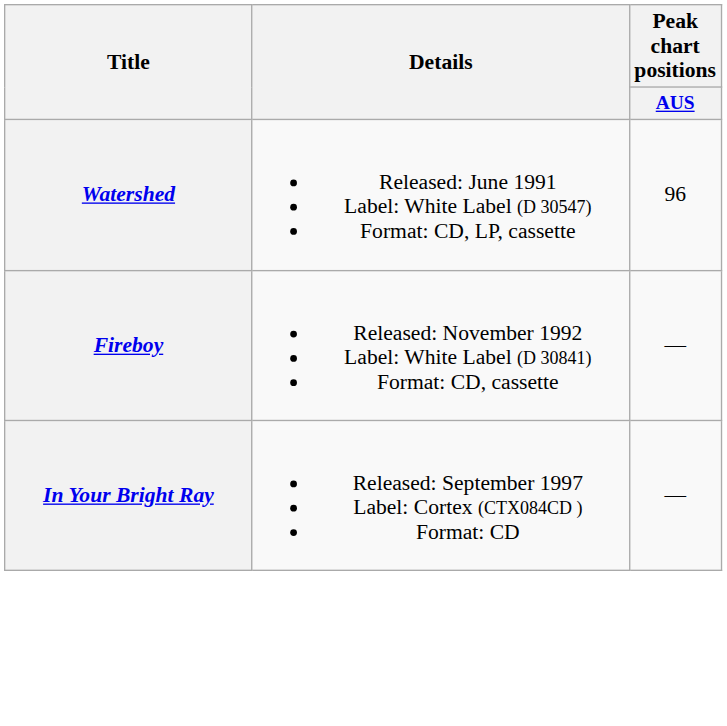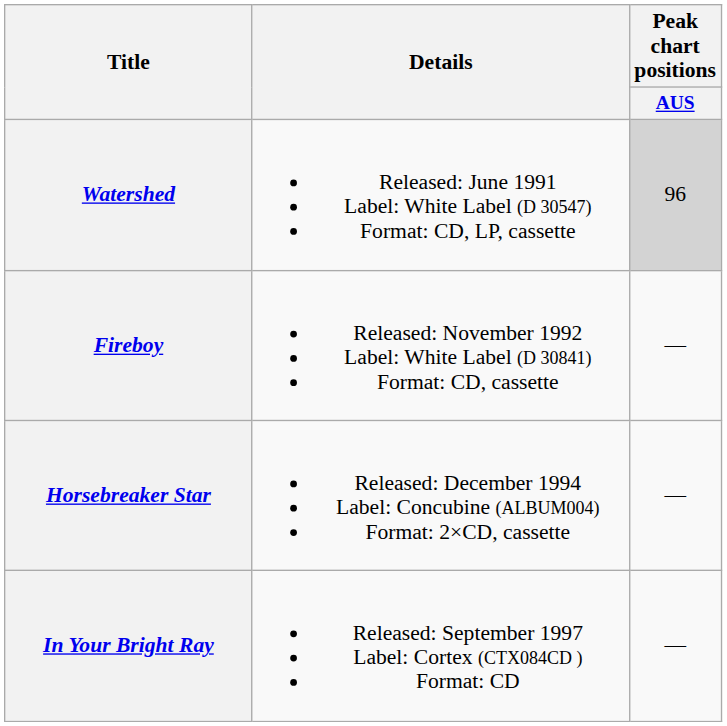(675, 194) no background -> (675, 194) lightgrey background
+ row: (128, 495)
